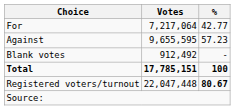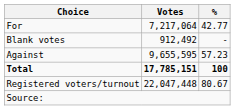rows swapped: (25, 40) <-> (36, 55)
(214, 84) bold -> (214, 84) normal
